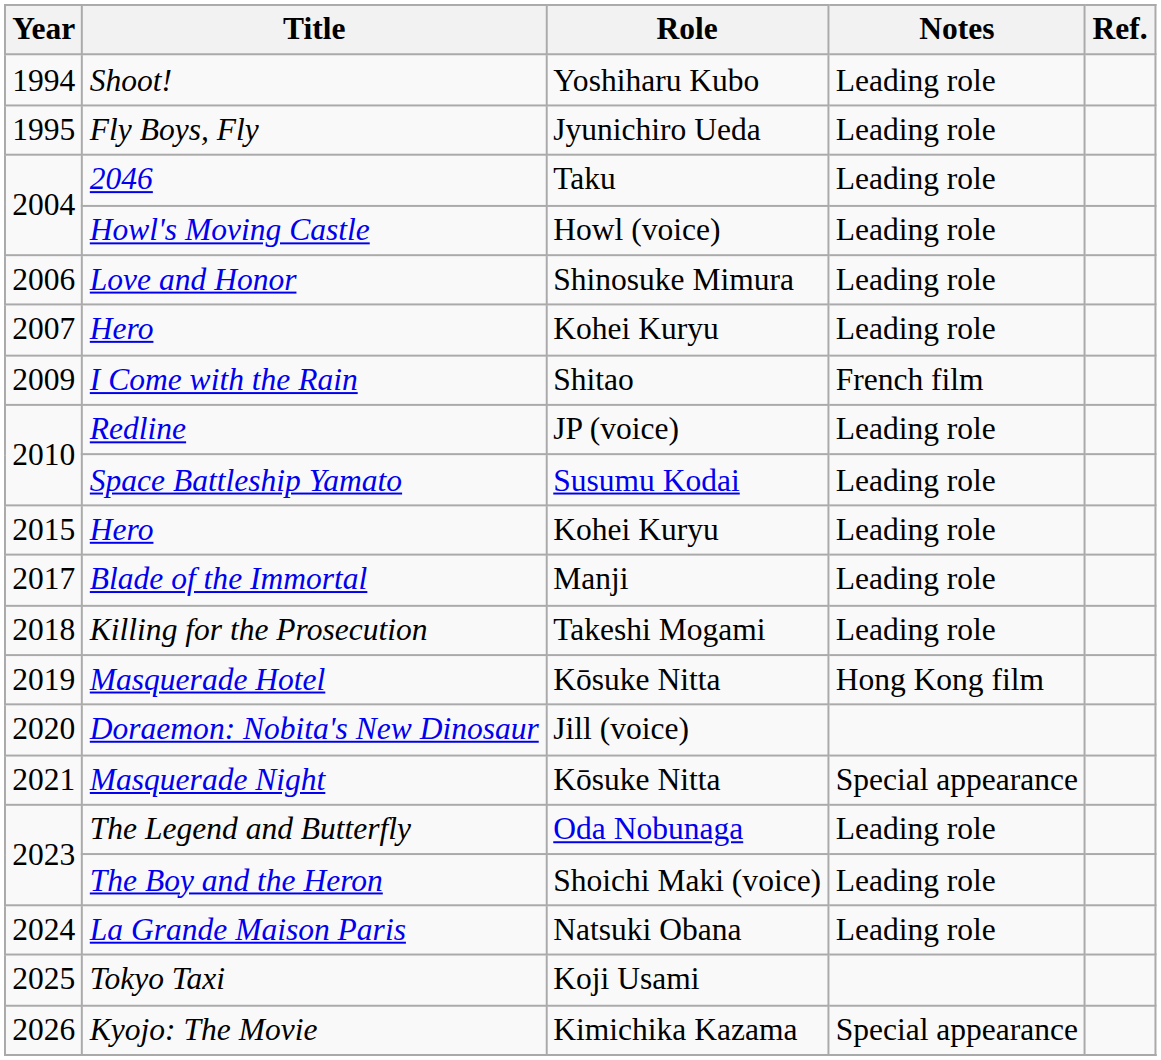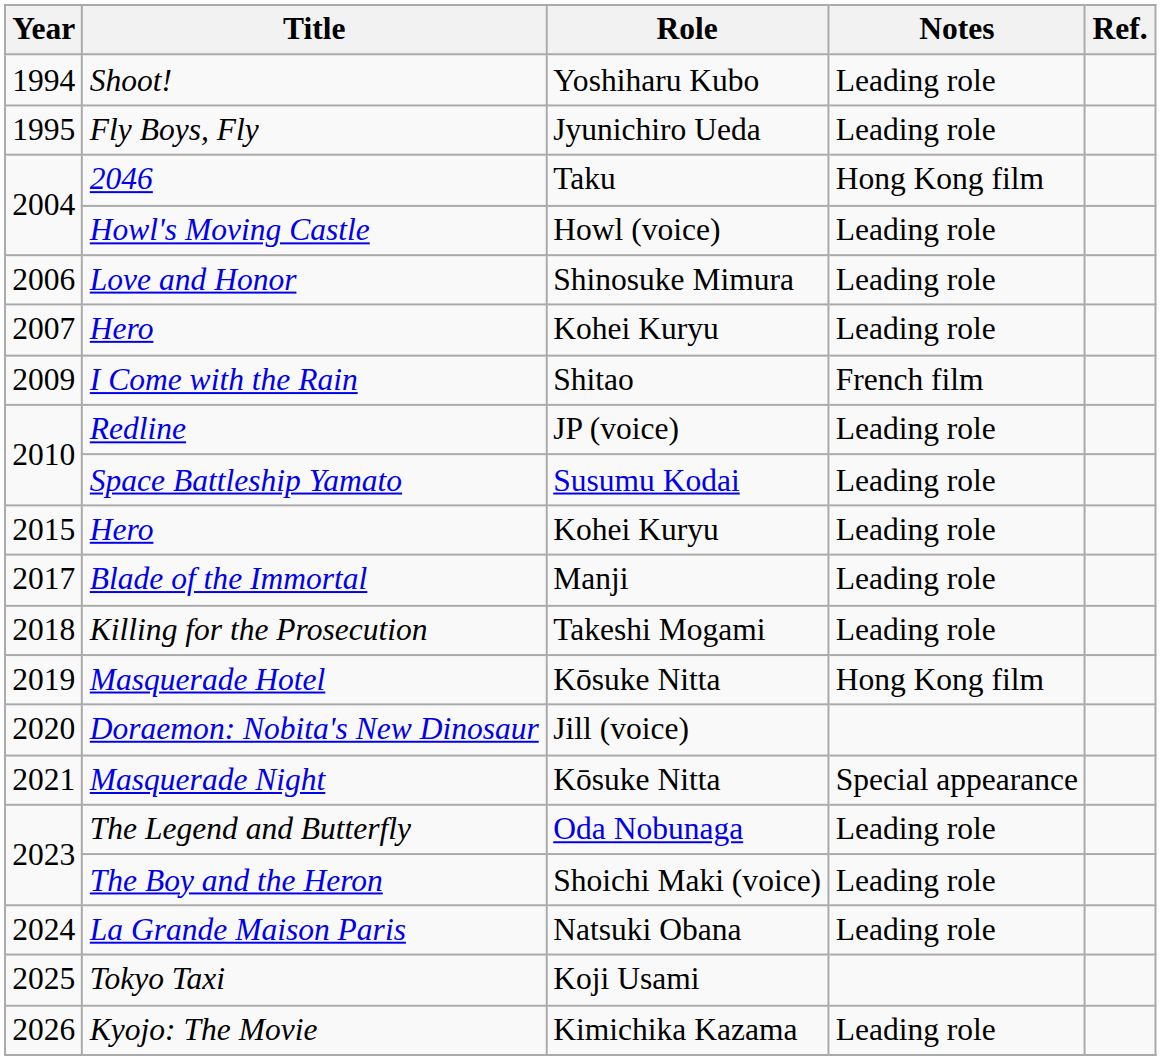(916, 179) Leading role -> (940, 179) Hong Kong film
(957, 1029) Special appearance -> (916, 1029) Leading role
